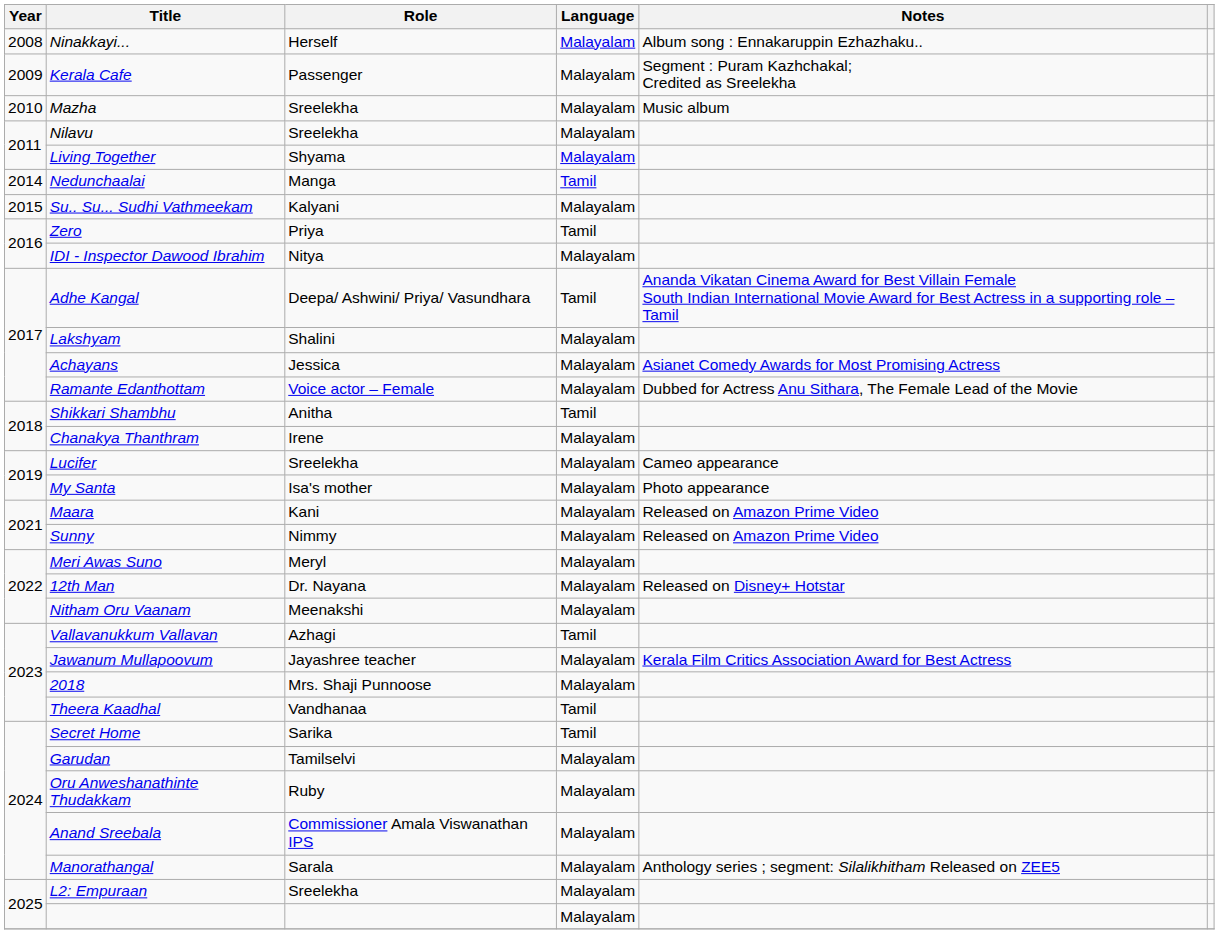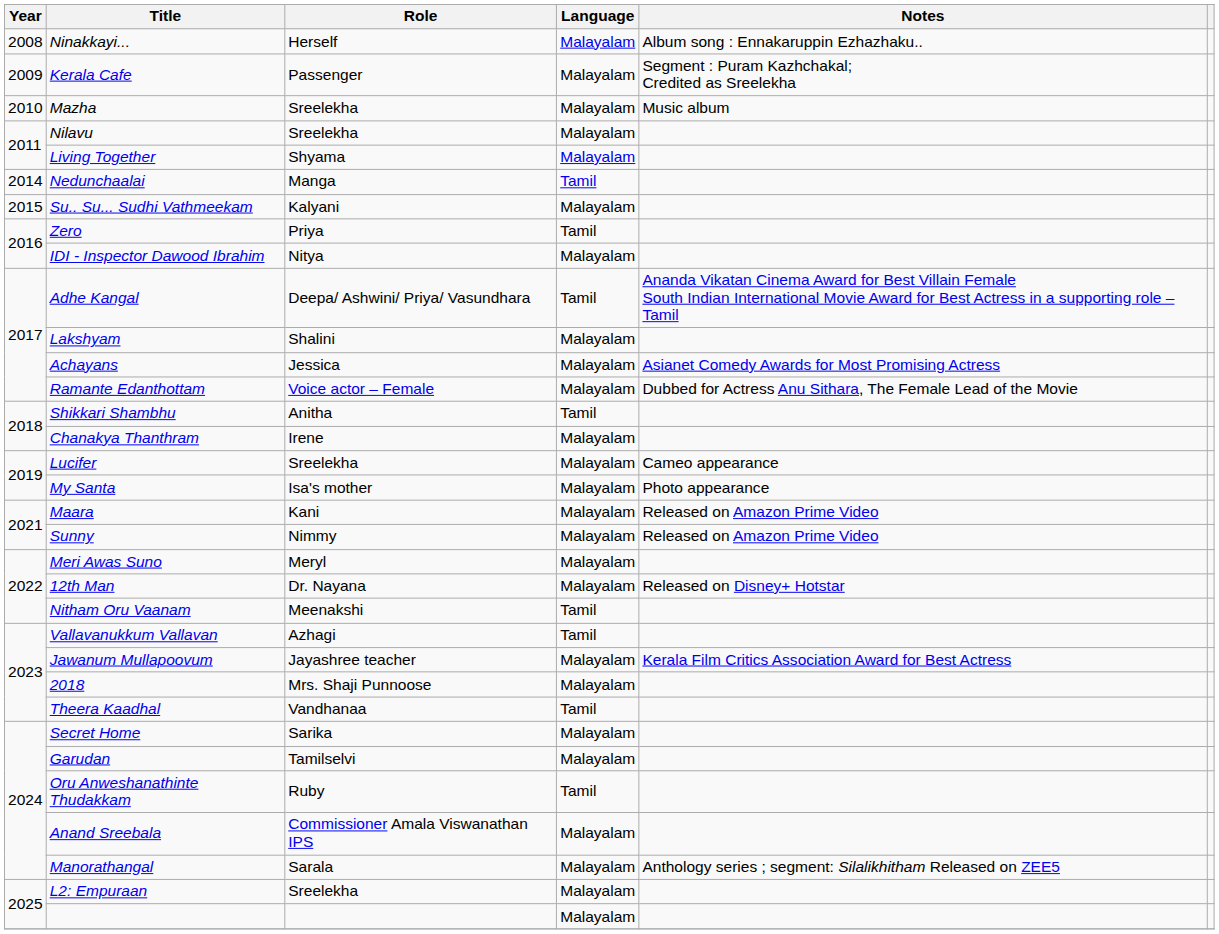(598, 610) Malayalam -> (578, 610) Tamil
(578, 733) Tamil -> (598, 733) Malayalam
(598, 791) Malayalam -> (578, 791) Tamil
